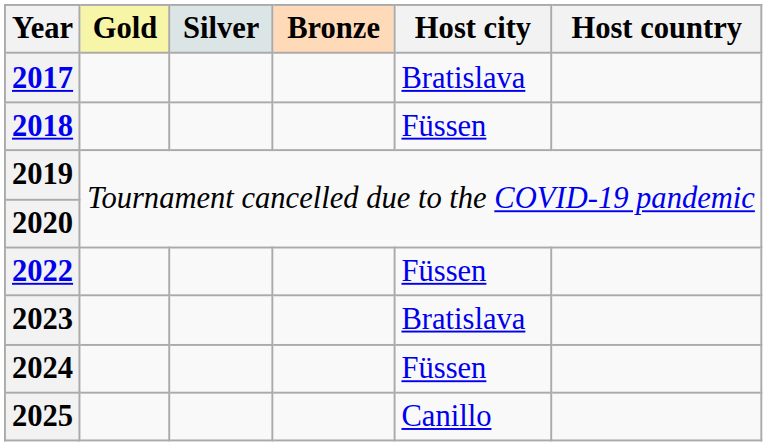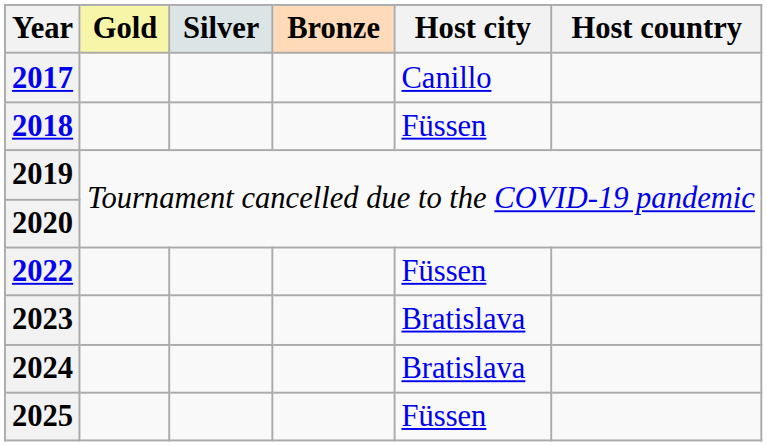(463, 77) Bratislava -> (446, 77) Canillo
(444, 367) Füssen -> (463, 367) Bratislava
(446, 416) Canillo -> (444, 416) Füssen
